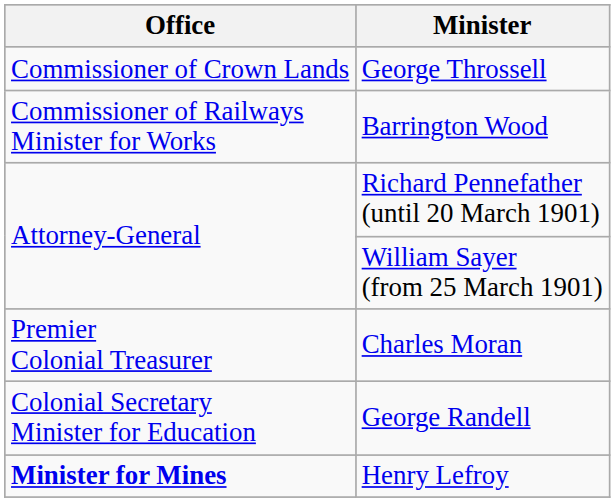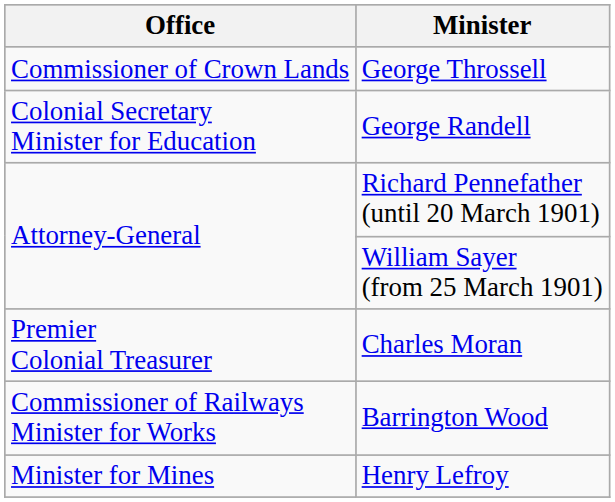rows swapped: (446, 417) <-> (455, 126)
(119, 475) bold -> (113, 475) normal
